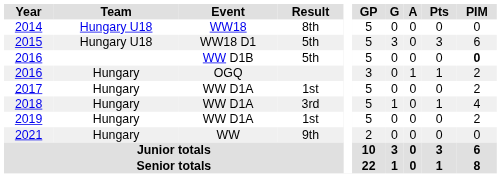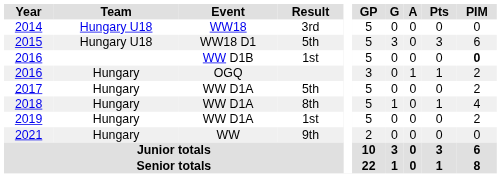(310, 27) 8th -> (310, 27) 3rd
(310, 58) 5th -> (310, 58) 1st
(310, 88) 1st -> (310, 88) 5th
(310, 104) 3rd -> (310, 104) 8th
